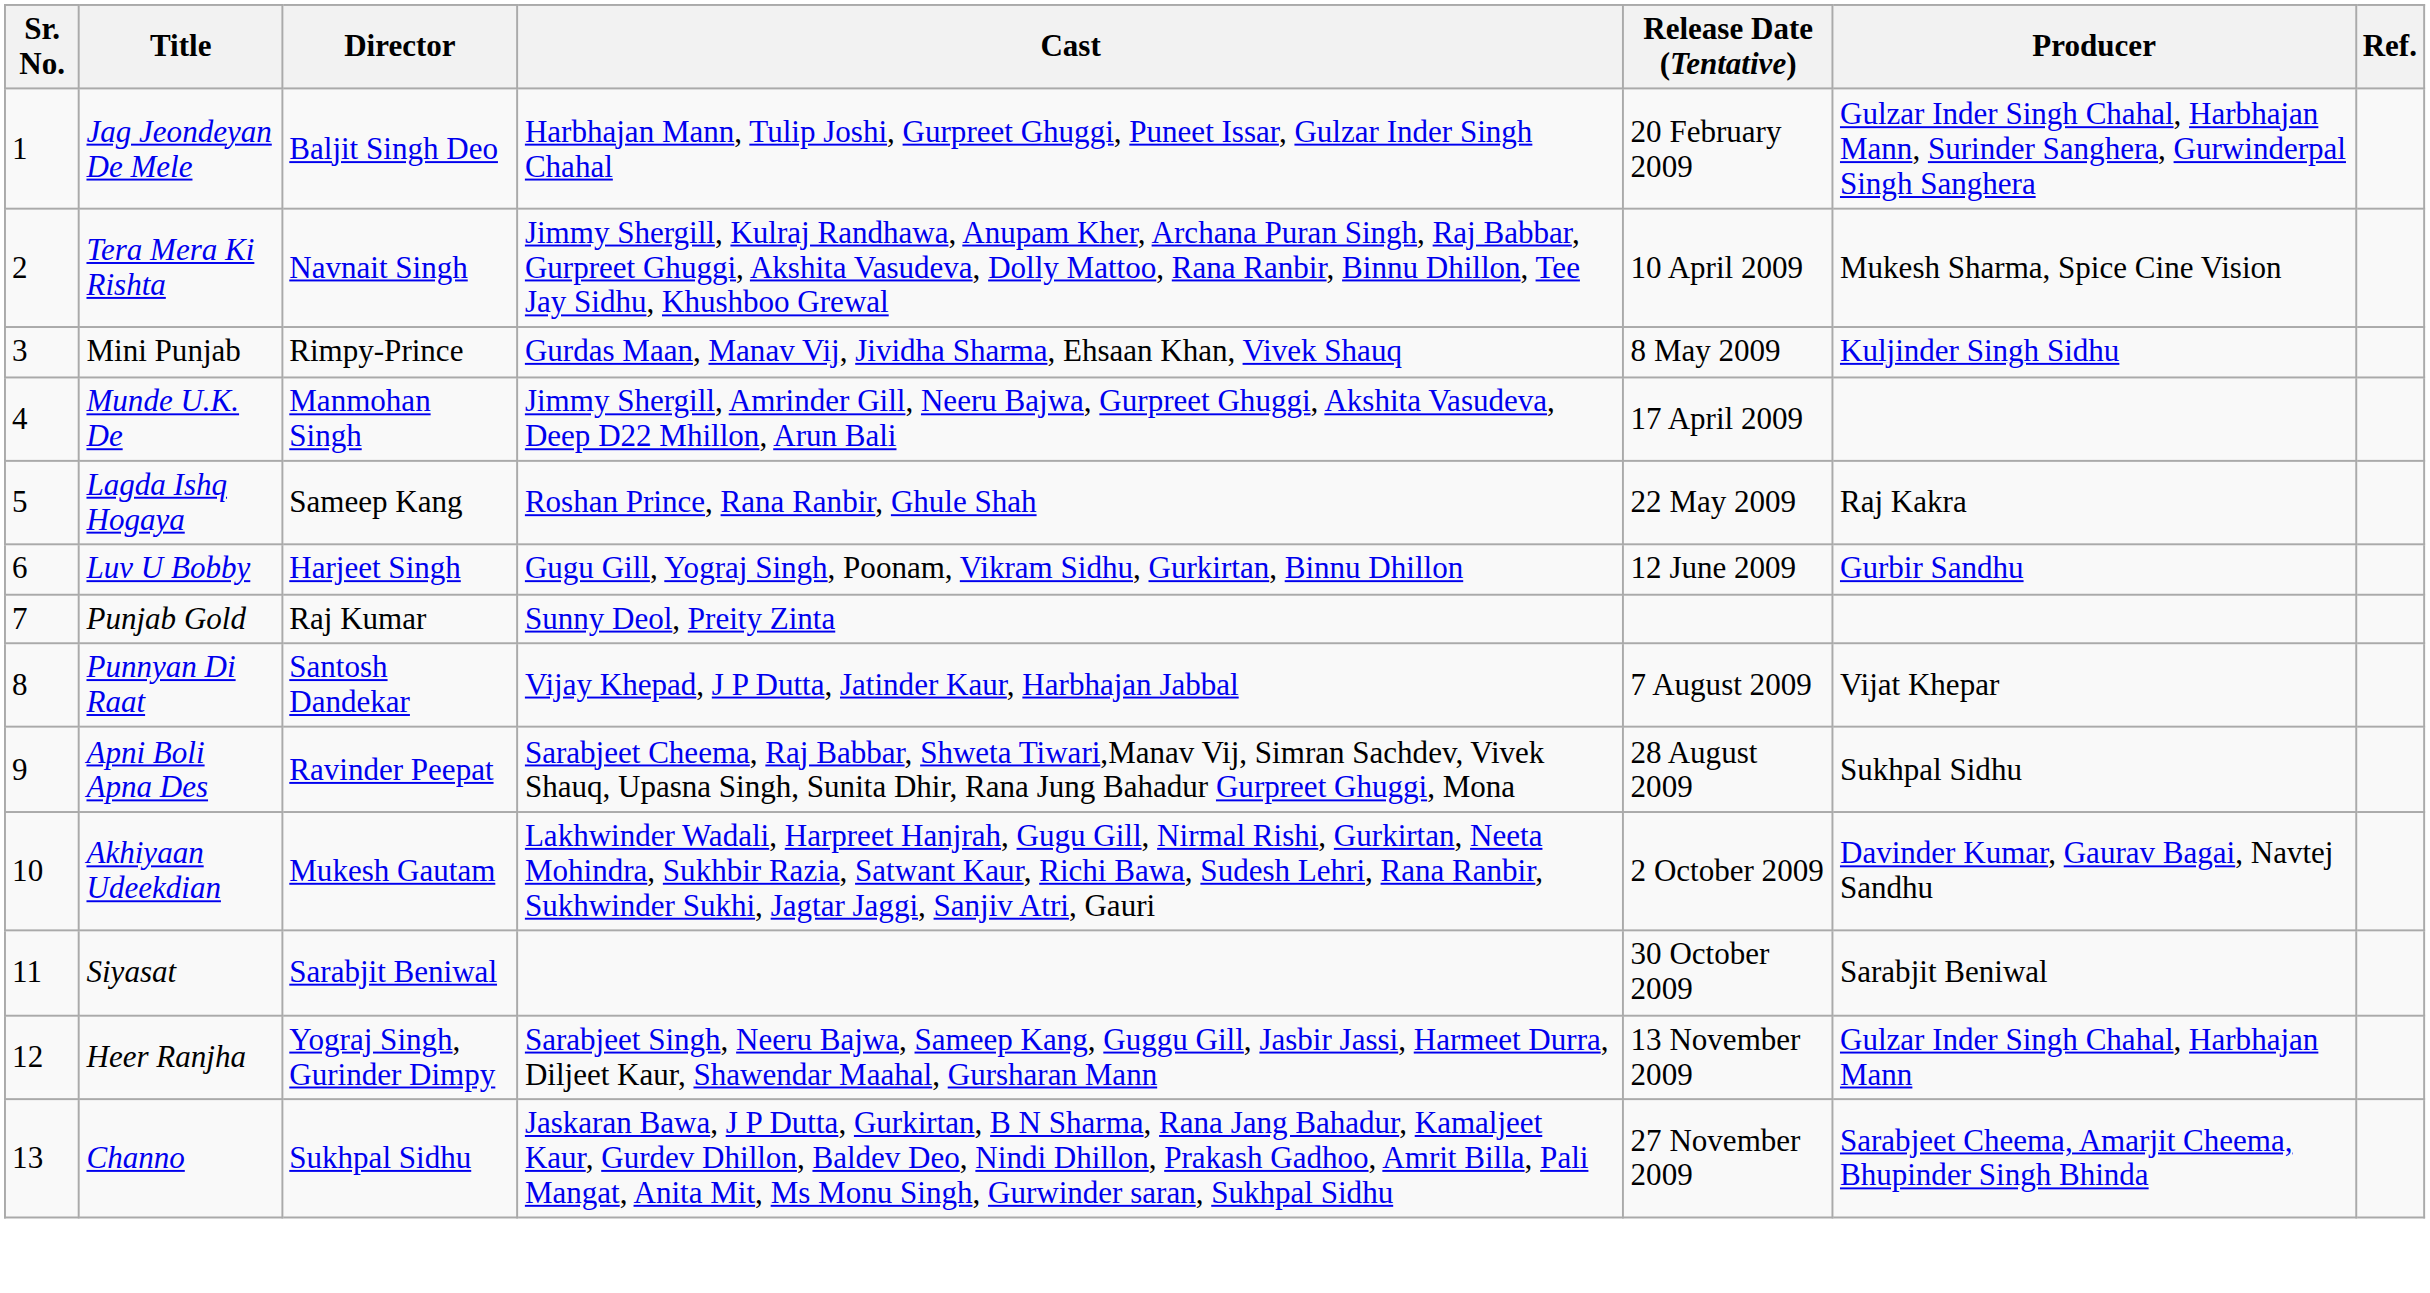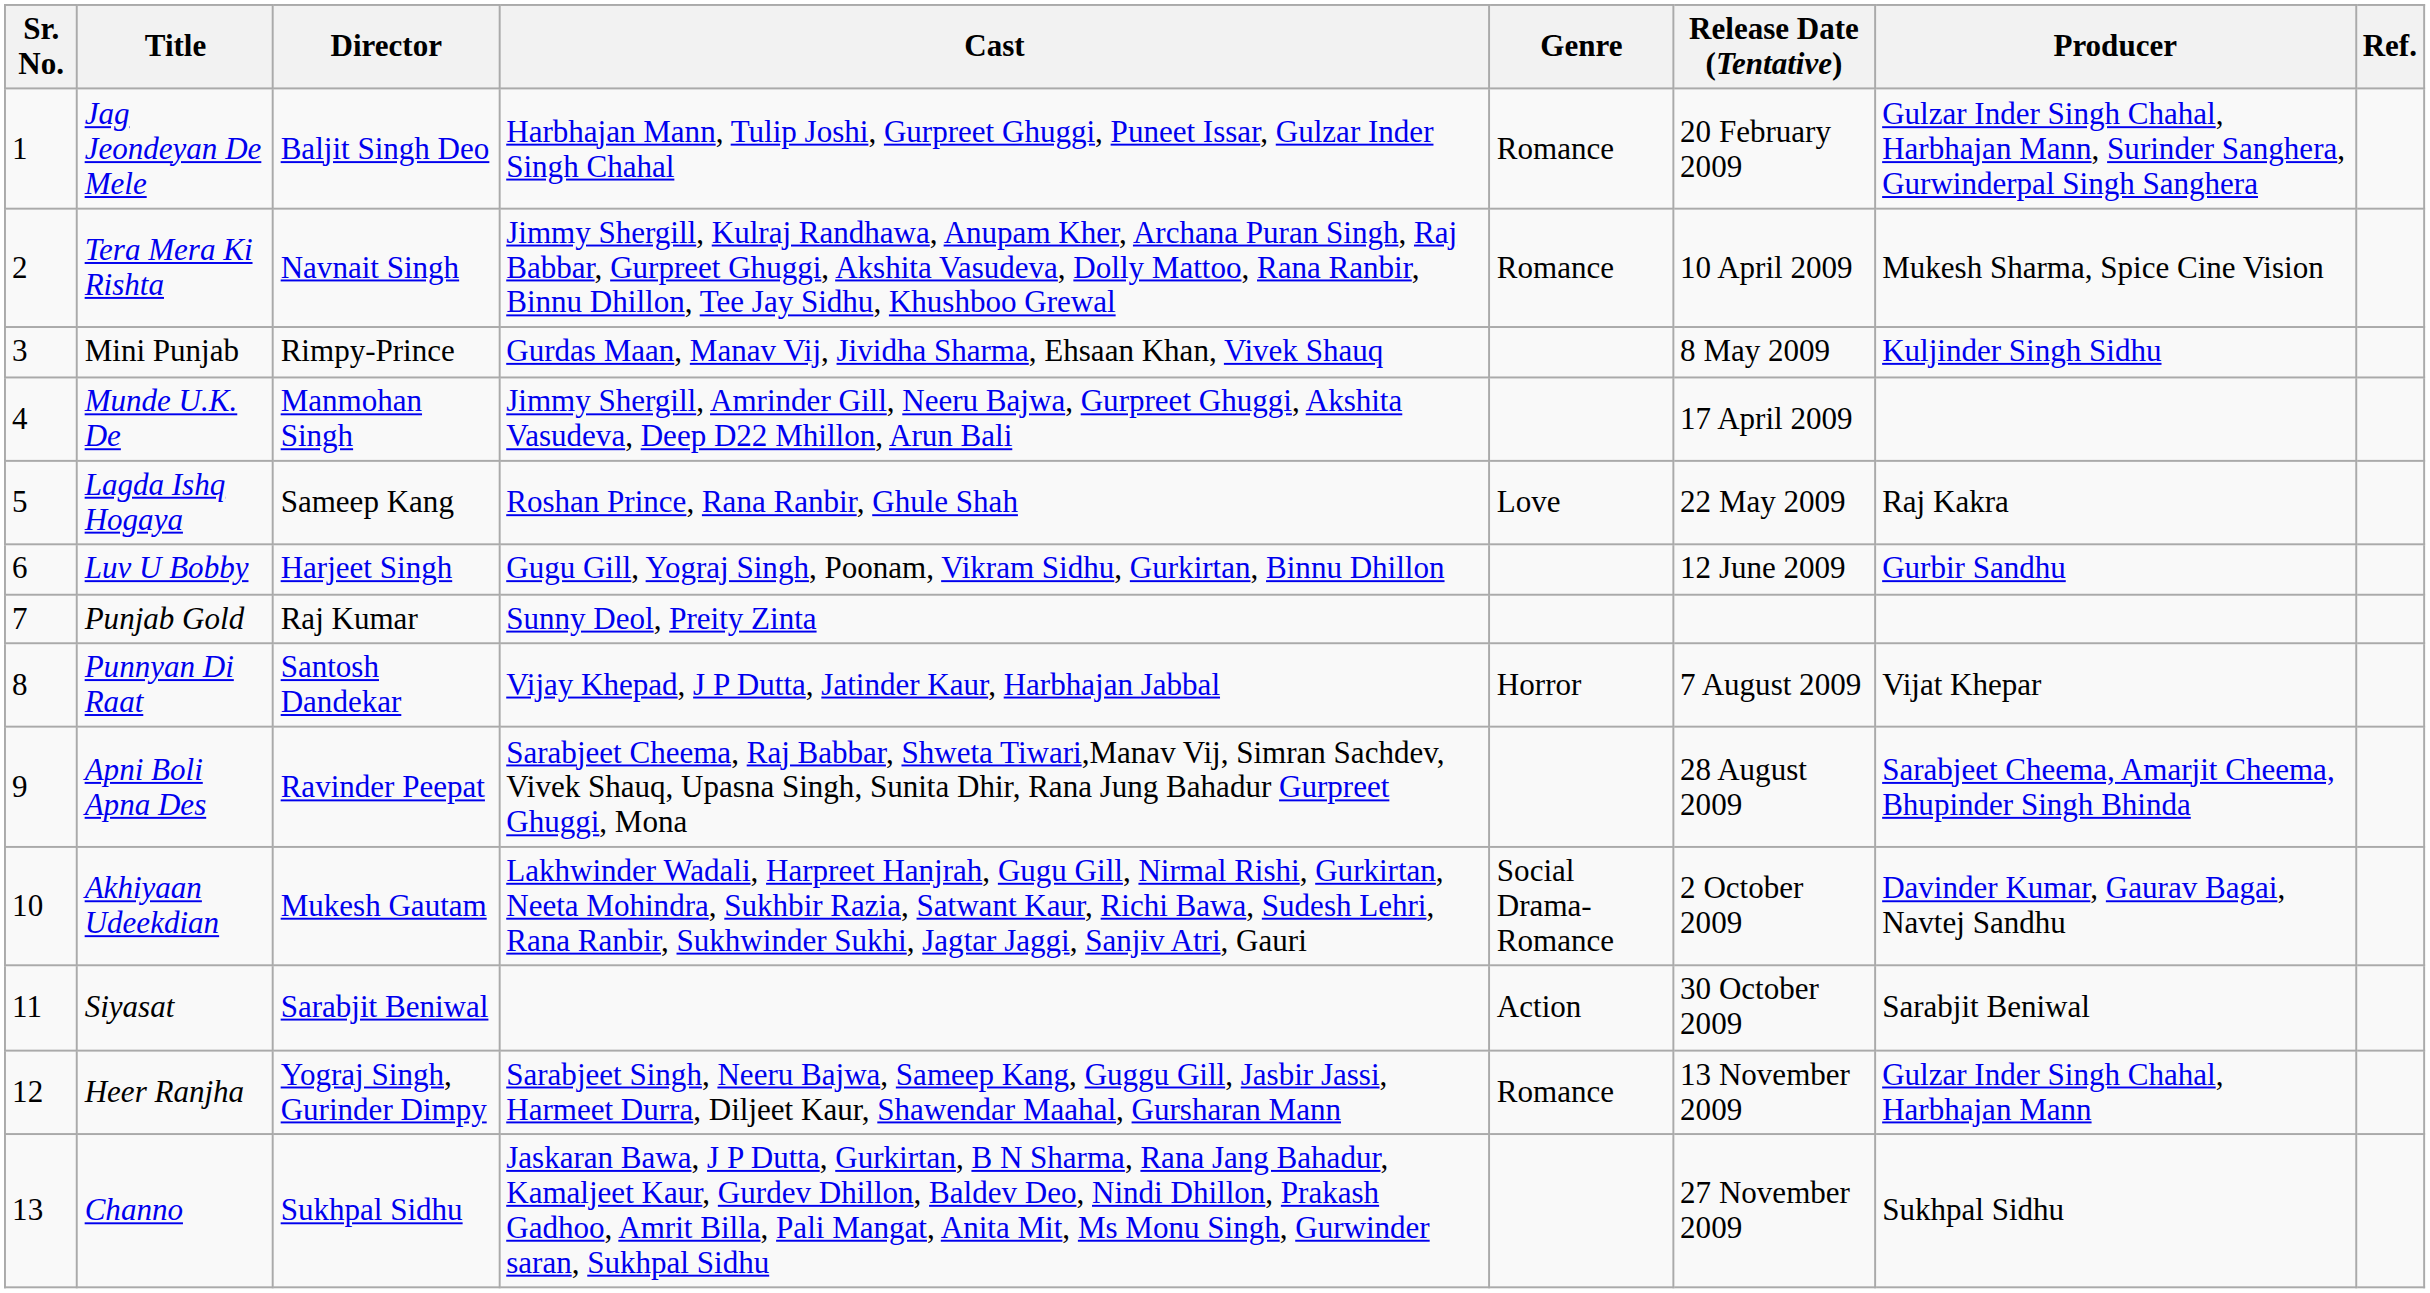+ column: (1581, 46)
(1931, 768) Sukhpal Sidhu -> (2108, 786) Sarabjeet Cheema, Amarjit Cheema, Bhupinder Singh Bhinda
(2066, 1157) Sarabjeet Cheema, Amarjit Cheema, Bhupinder Singh Bhinda -> (1973, 1210) Sukhpal Sidhu
